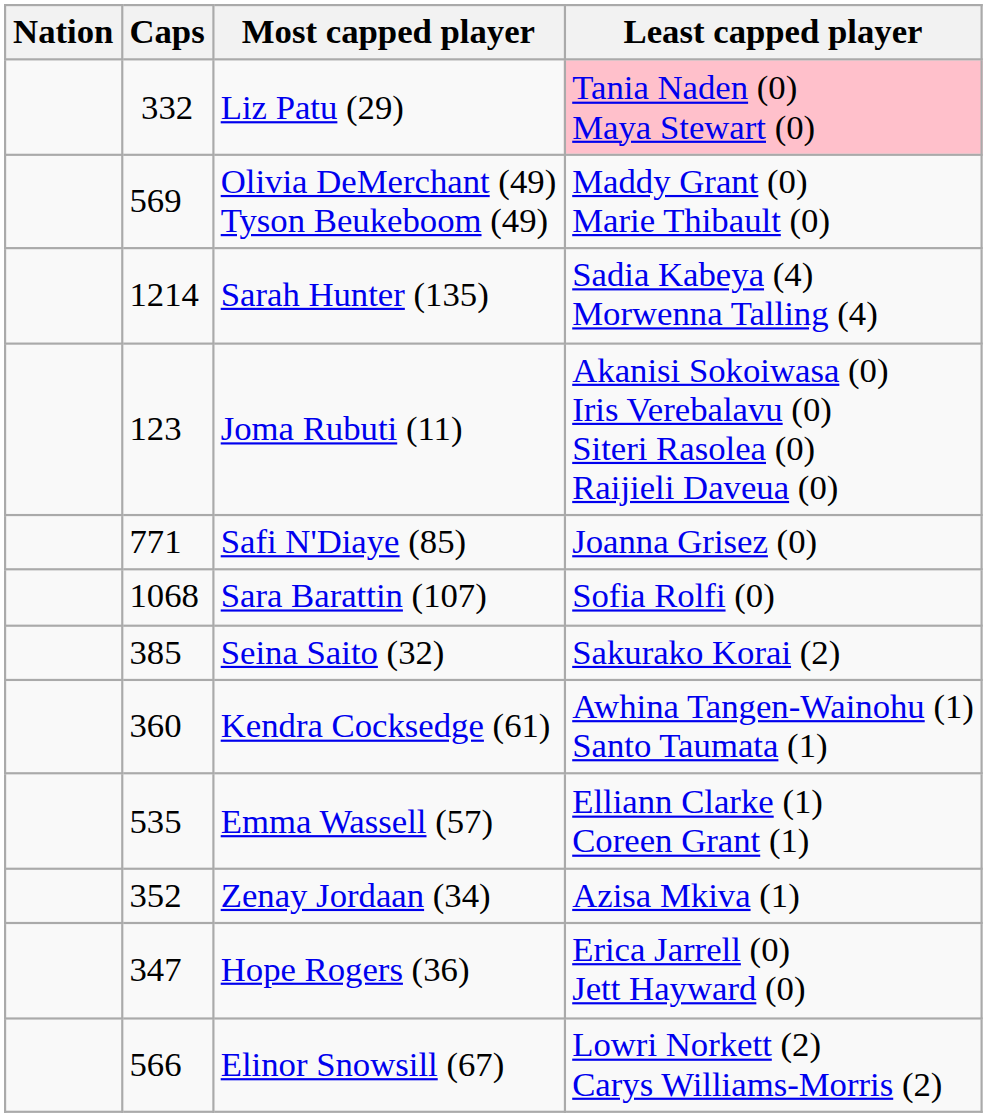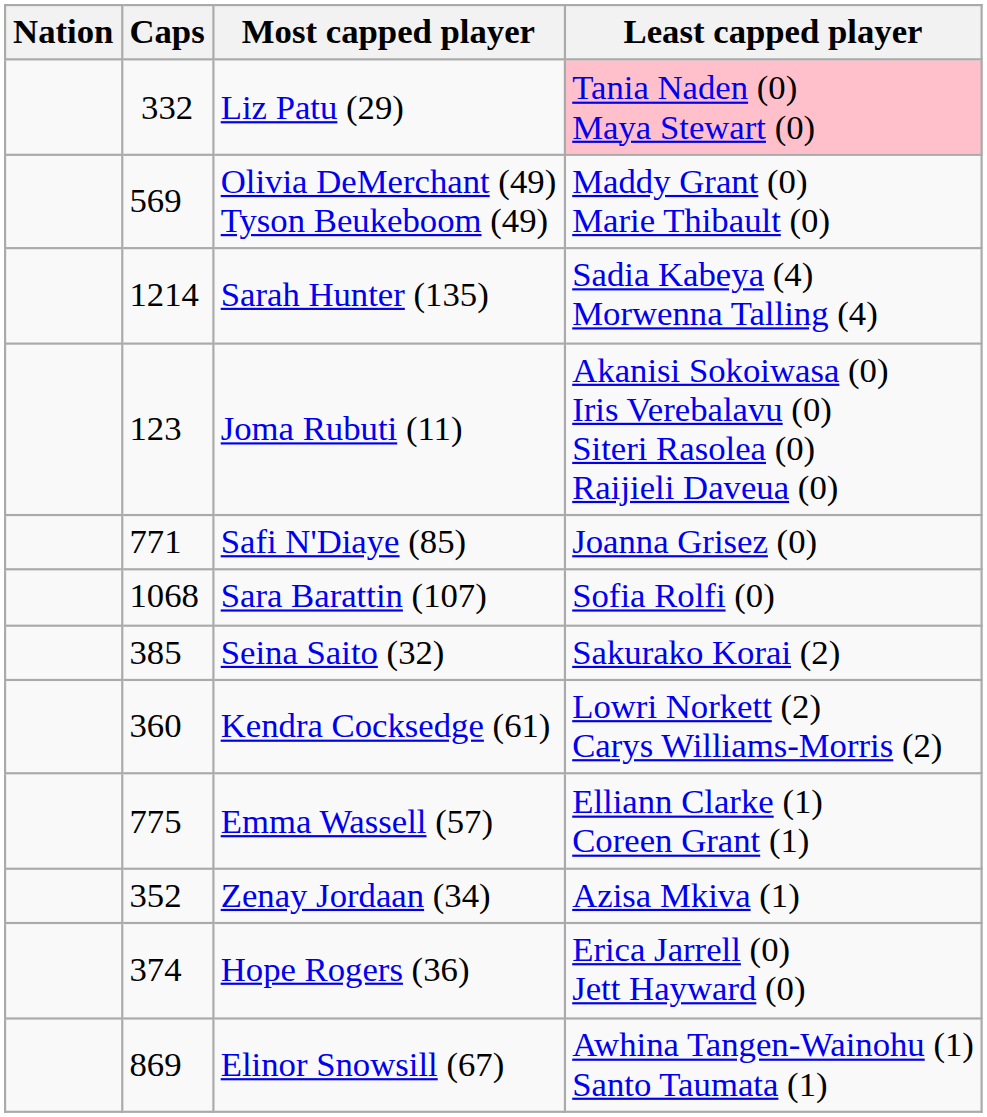(773, 726) Awhina Tangen-Wainohu (1) Santo Taumata (1) -> (757, 726) Lowri Norkett (2) Carys Williams-Morris (2)
(155, 820) 535 -> (155, 820) 775
(155, 969) 347 -> (155, 969) 374
(155, 1063) 566 -> (155, 1063) 869
(757, 1063) Lowri Norkett (2) Carys Williams-Morris (2) -> (773, 1063) Awhina Tangen-Wainohu (1) Santo Taumata (1)
